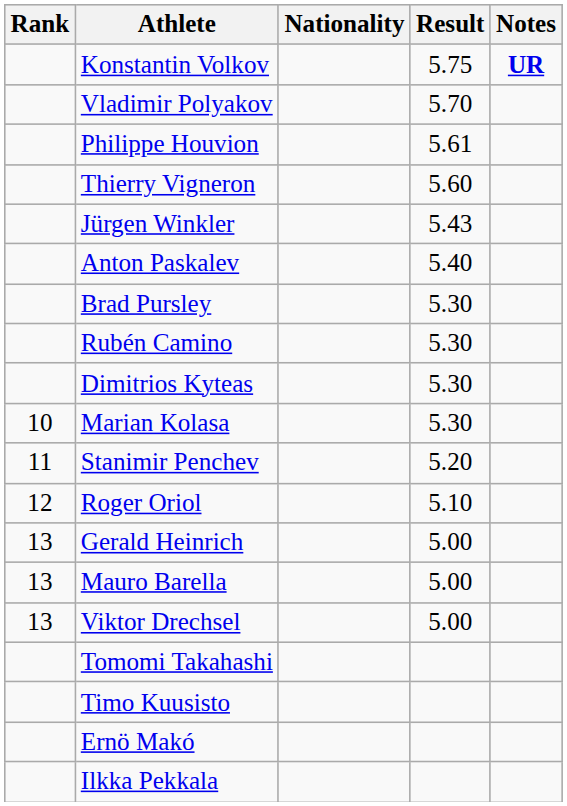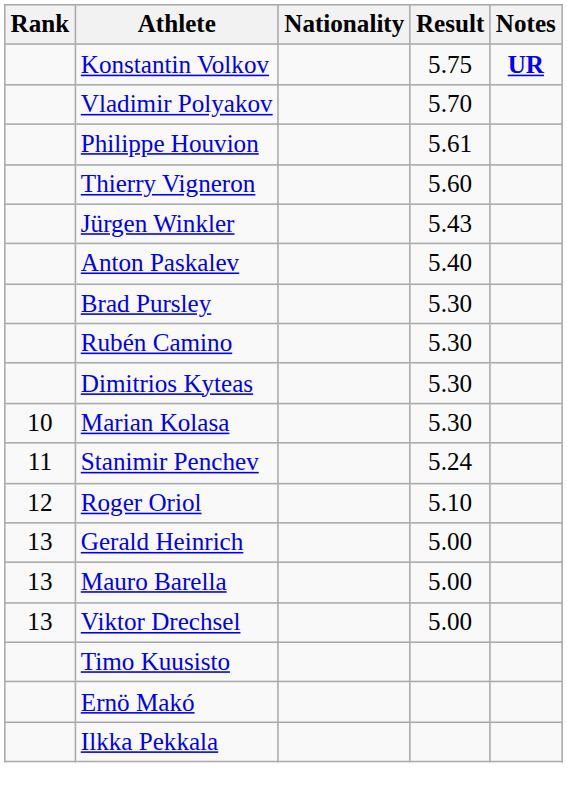(450, 462) 5.20 -> (450, 462) 5.24
- row: (177, 661)
